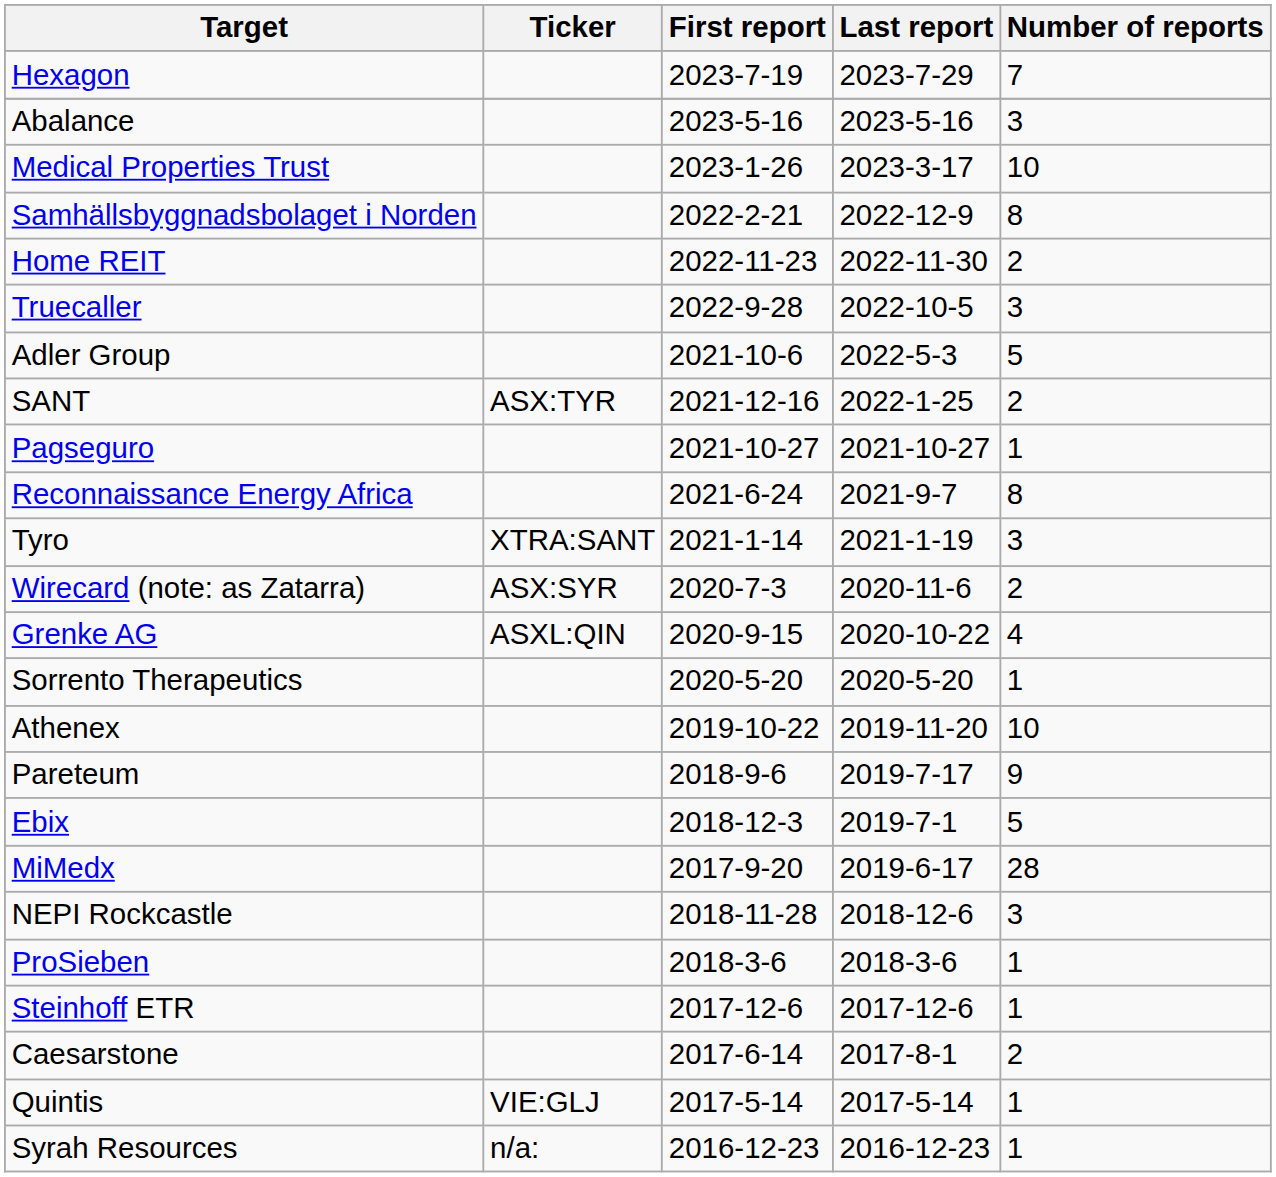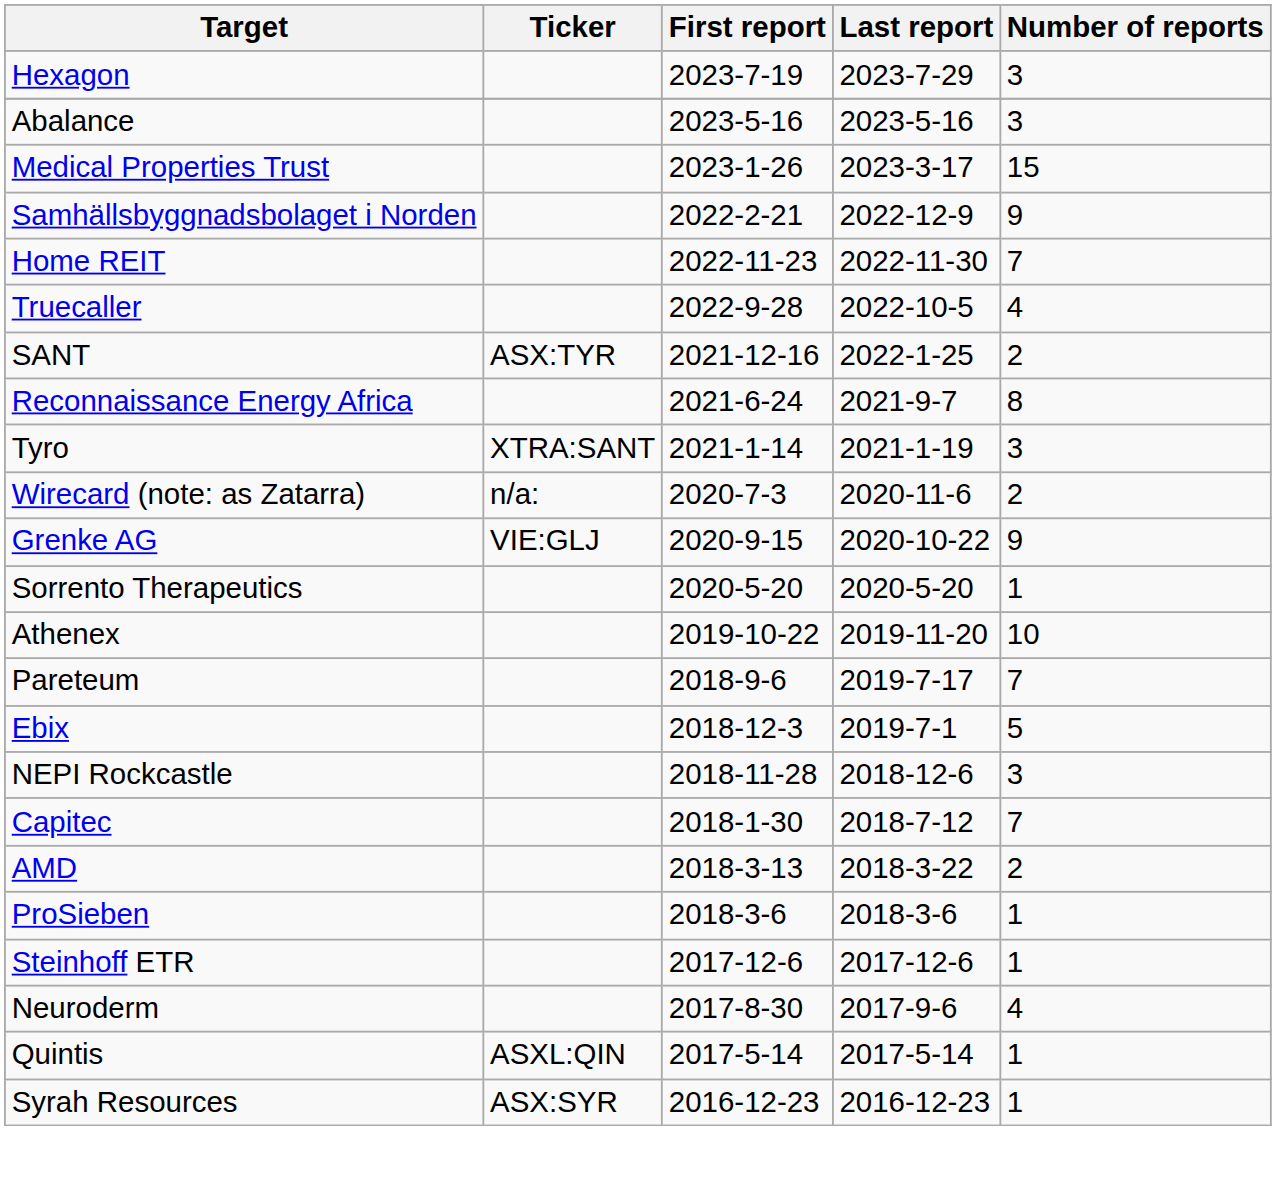(1015, 74) 7 -> (1015, 74) 3
(1023, 167) 10 -> (1023, 167) 15
(1015, 214) 8 -> (1015, 214) 9
(1015, 261) 2 -> (1015, 261) 7
(1015, 307) 3 -> (1015, 307) 4
- row: (91, 354)
- row: (83, 448)
(554, 588) ASX:SYR -> (515, 494) n/a:
(558, 634) ASXL:QIN -> (545, 541) VIE:GLJ
(1015, 634) 4 -> (1015, 541) 9
(1015, 774) 9 -> (1015, 681) 7
- row: (63, 868)
+ row: (62, 821)
+ row: (44, 868)
+ row: (85, 1008)
- row: (95, 1055)
(545, 1101) VIE:GLJ -> (558, 1055) ASXL:QIN
(515, 1148) n/a: -> (554, 1101) ASX:SYR
